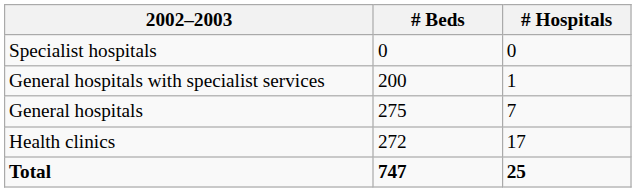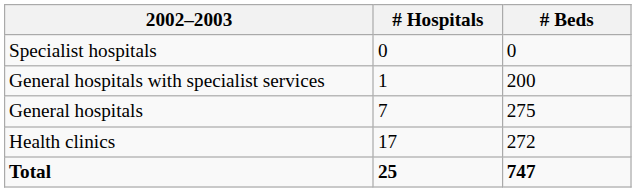columns swapped: (567, 19) <-> (438, 19)
